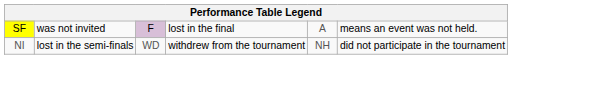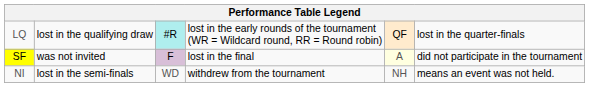+ row: (19, 36)
(322, 30) no background -> (400, 58) lightyellow background
(409, 30) means an event was not held. -> (500, 58) did not participate in the tournament
(422, 46) did not participate in the tournament -> (486, 75) means an event was not held.
